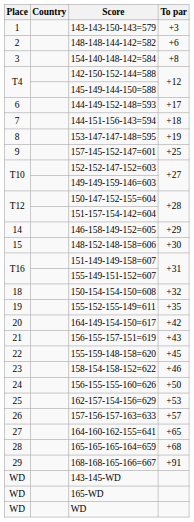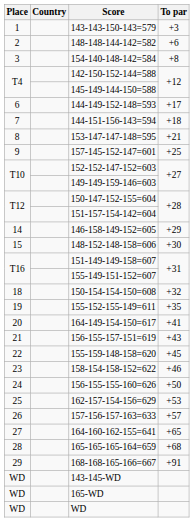(174, 136) +19 -> (174, 136) +21
(174, 323) +42 -> (174, 323) +41
